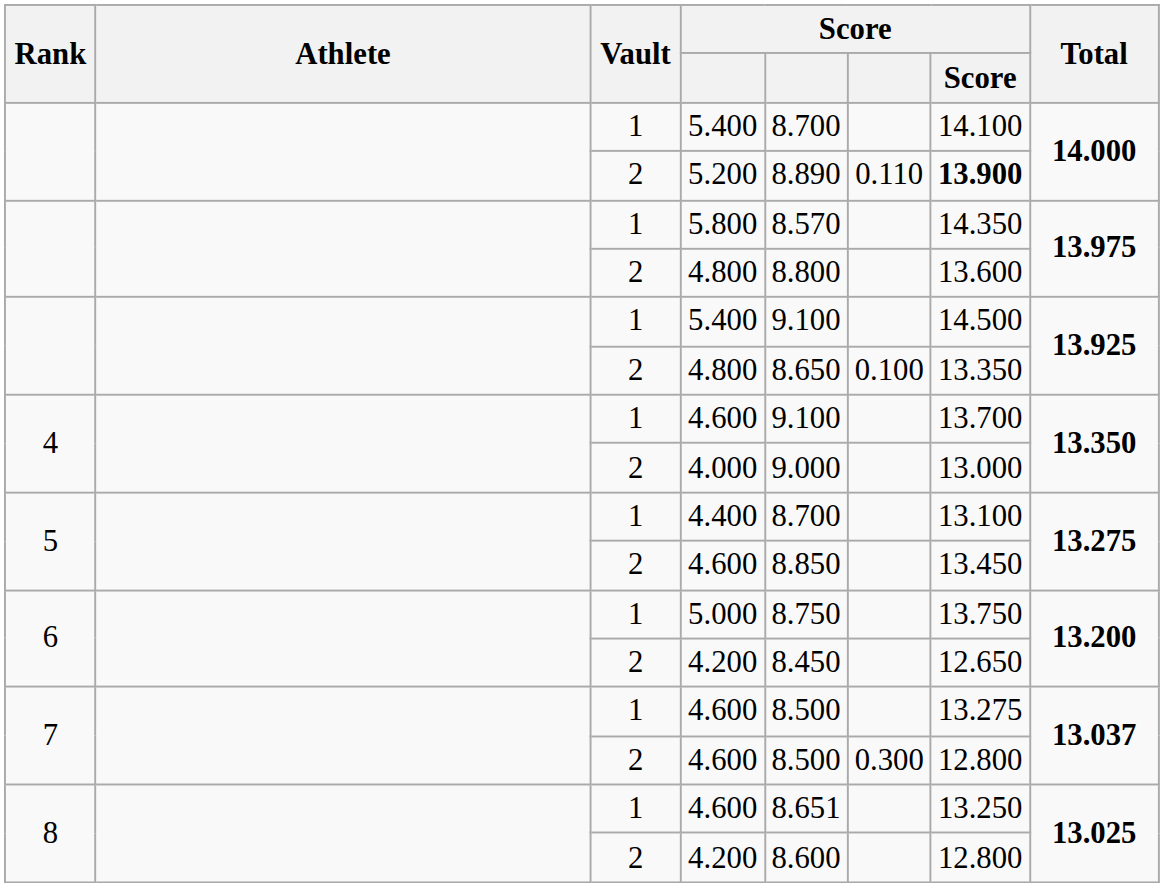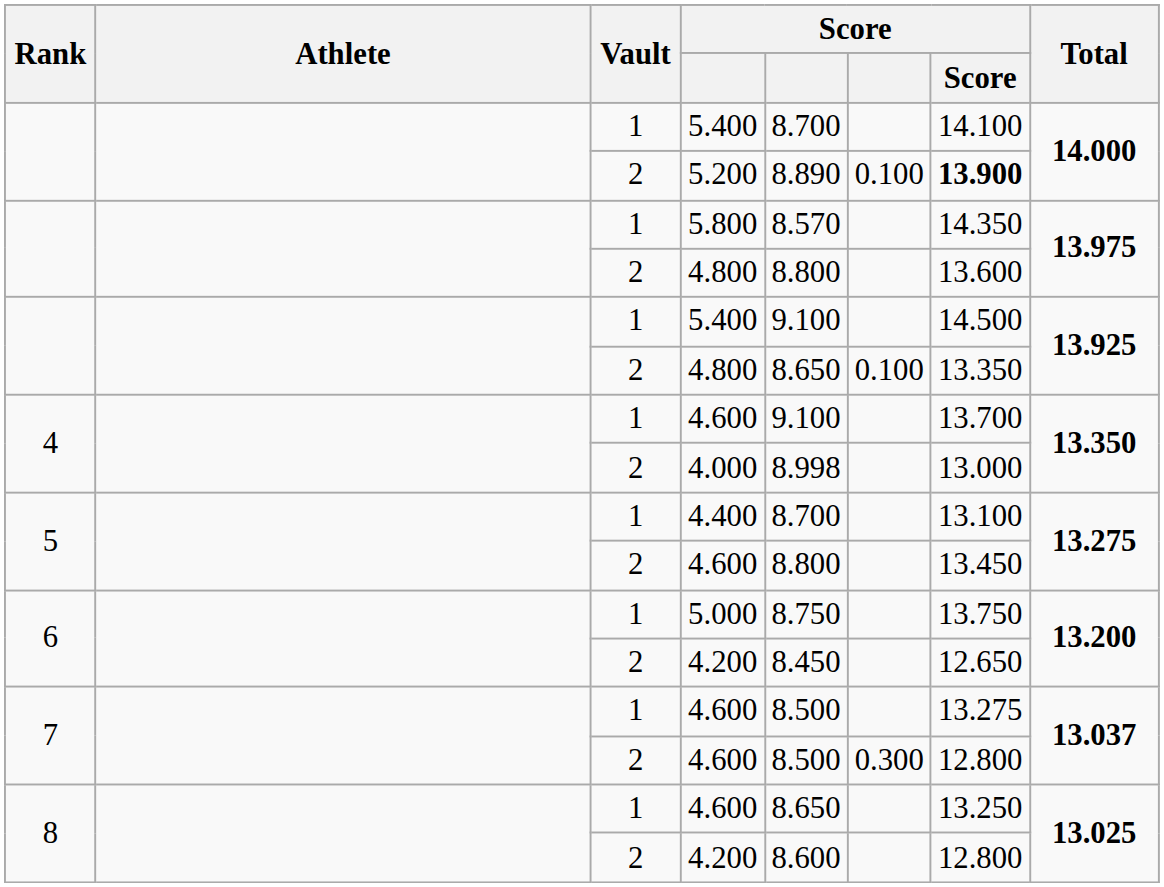(889, 175) 0.110 -> (889, 175) 0.100
(806, 467) 9.000 -> (806, 467) 8.998
(806, 564) 8.850 -> (806, 564) 8.800
(806, 808) 8.651 -> (806, 808) 8.650
